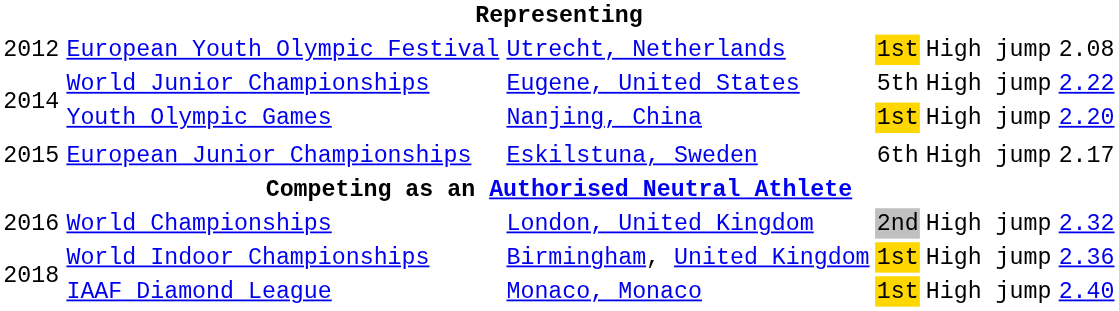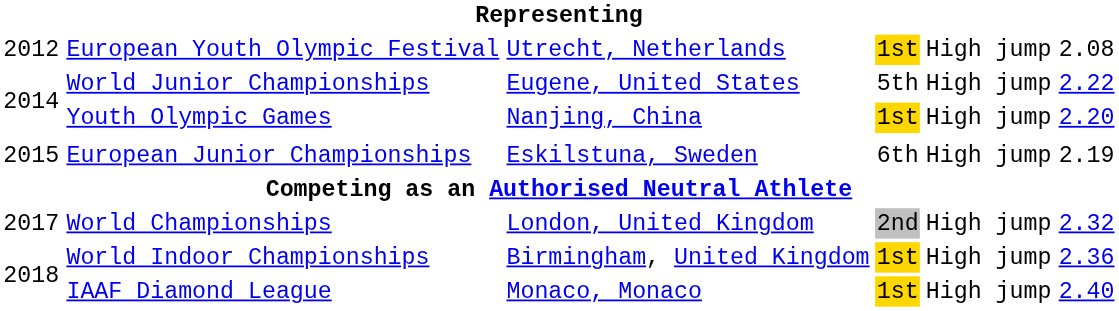(1087, 155) 2.17 -> (1087, 155) 2.19
(31, 223) 2016 -> (31, 223) 2017
